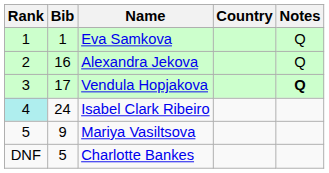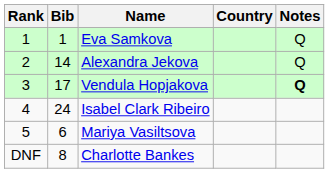(62, 62) 16 -> (62, 62) 14
(26, 109) paleturquoise background -> (26, 109) no background
(62, 132) 9 -> (62, 132) 6
(62, 156) 5 -> (62, 156) 8
